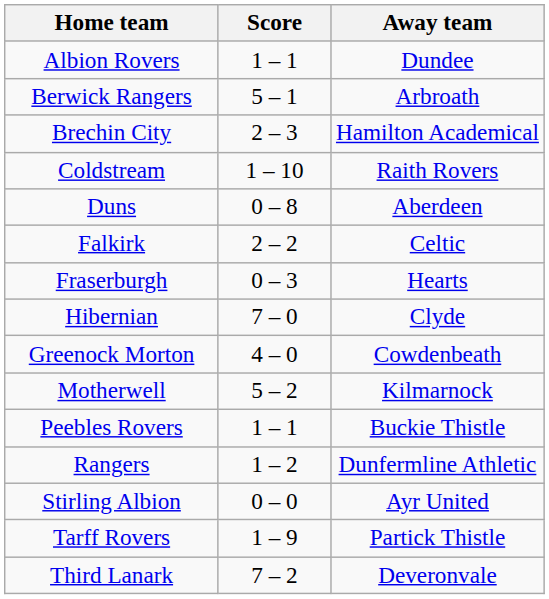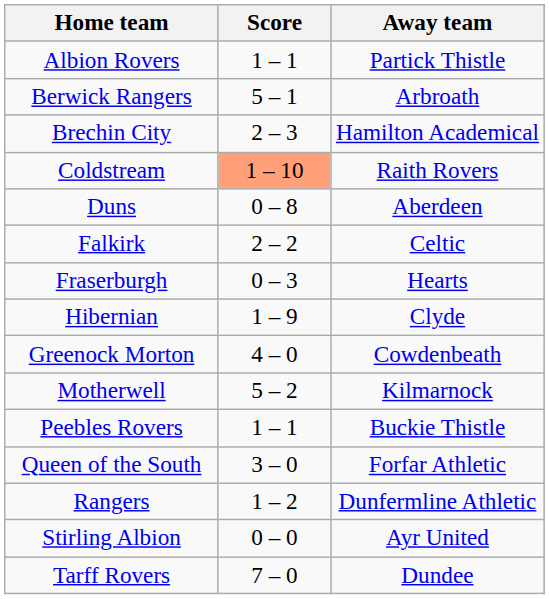(437, 59) Dundee -> (437, 59) Partick Thistle
(275, 170) no background -> (275, 170) lightsalmon background
(275, 317) 7 – 0 -> (275, 317) 1 – 9
+ row: (112, 464)
(275, 538) 1 – 9 -> (275, 574) 7 – 0
(437, 538) Partick Thistle -> (437, 574) Dundee
- row: (112, 574)
